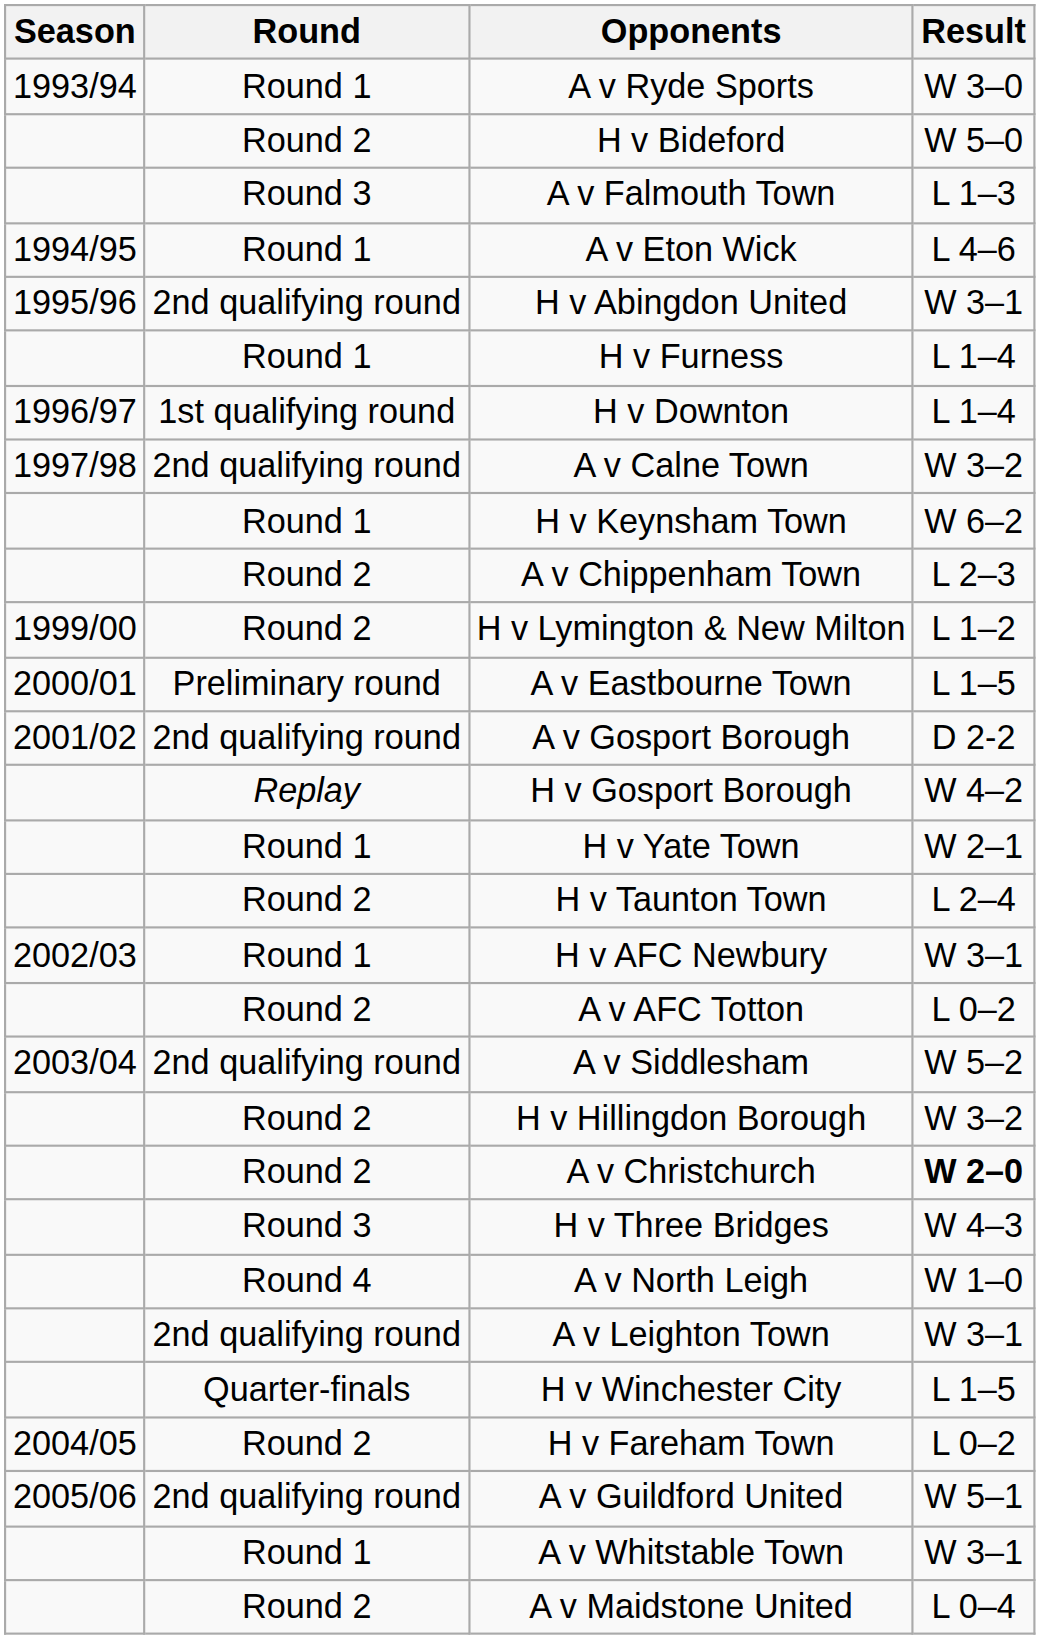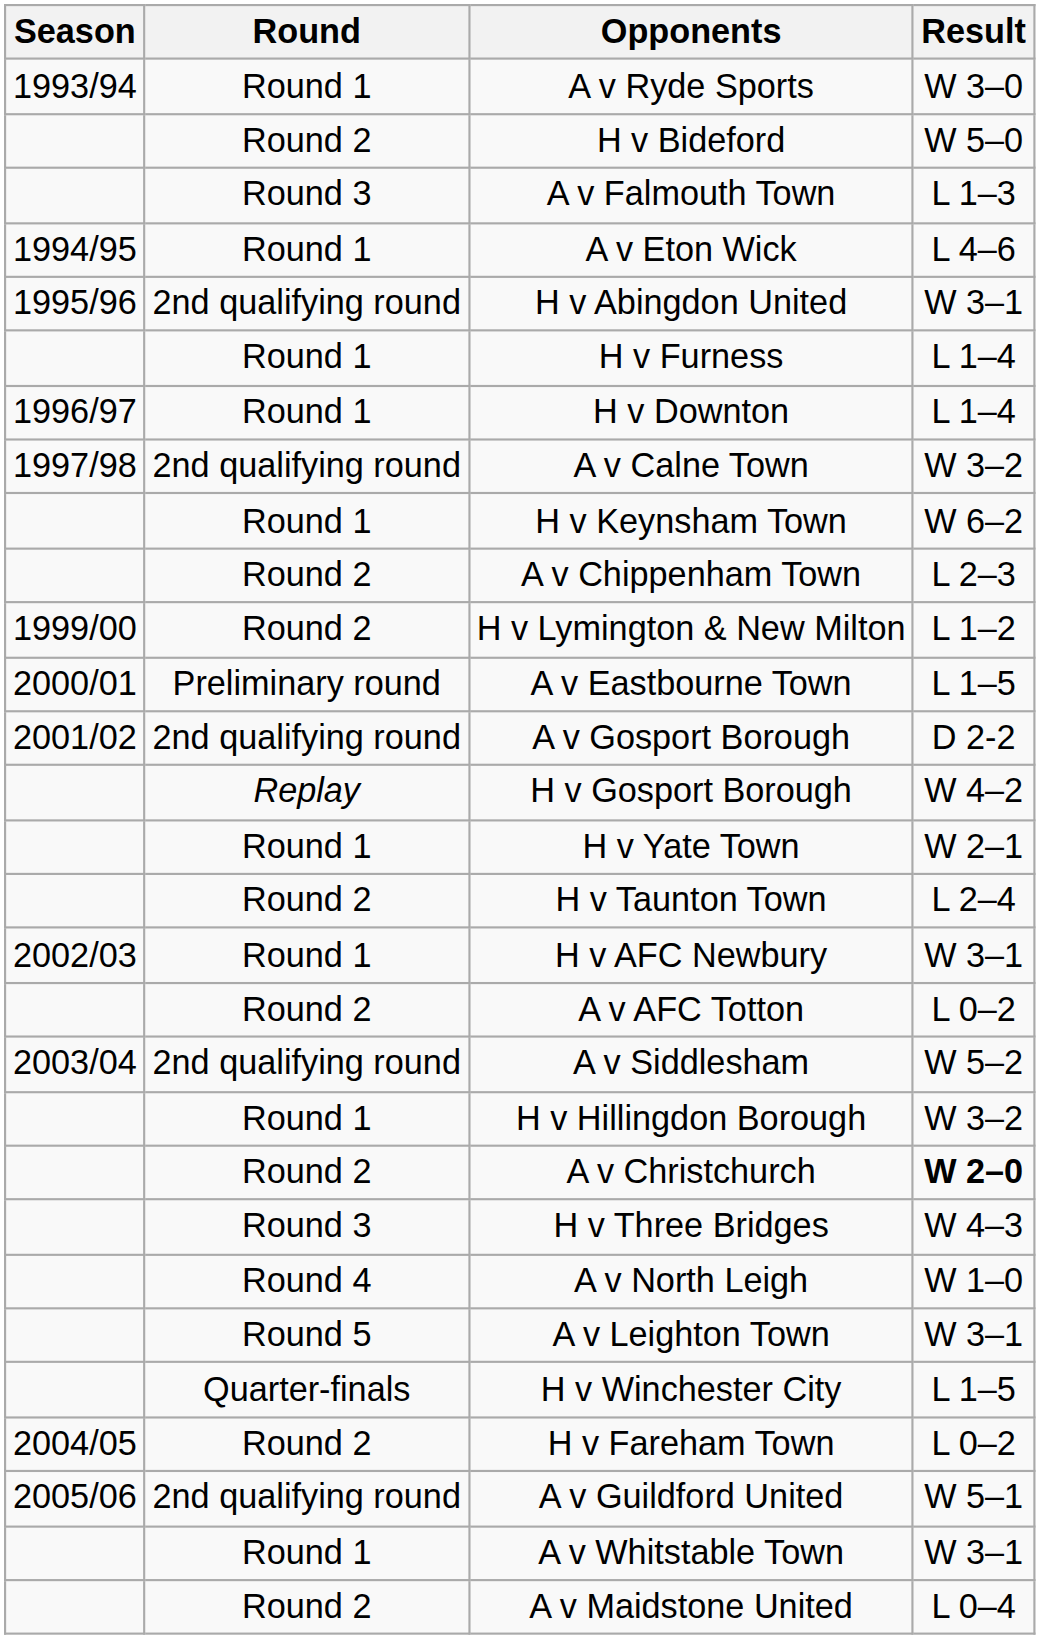(307, 411) 1st qualifying round -> (307, 411) Round 1
(307, 1117) Round 2 -> (307, 1117) Round 1
(307, 1334) 2nd qualifying round -> (307, 1334) Round 5
